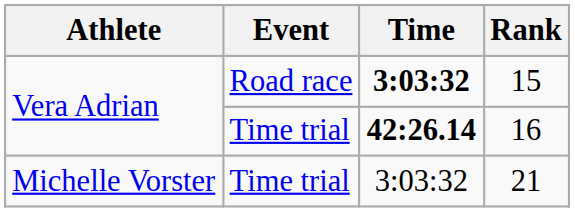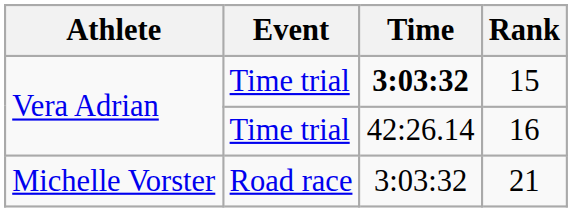(291, 80) Road race -> (290, 80) Time trial
(421, 130) bold -> (421, 130) normal
(290, 181) Time trial -> (291, 181) Road race
